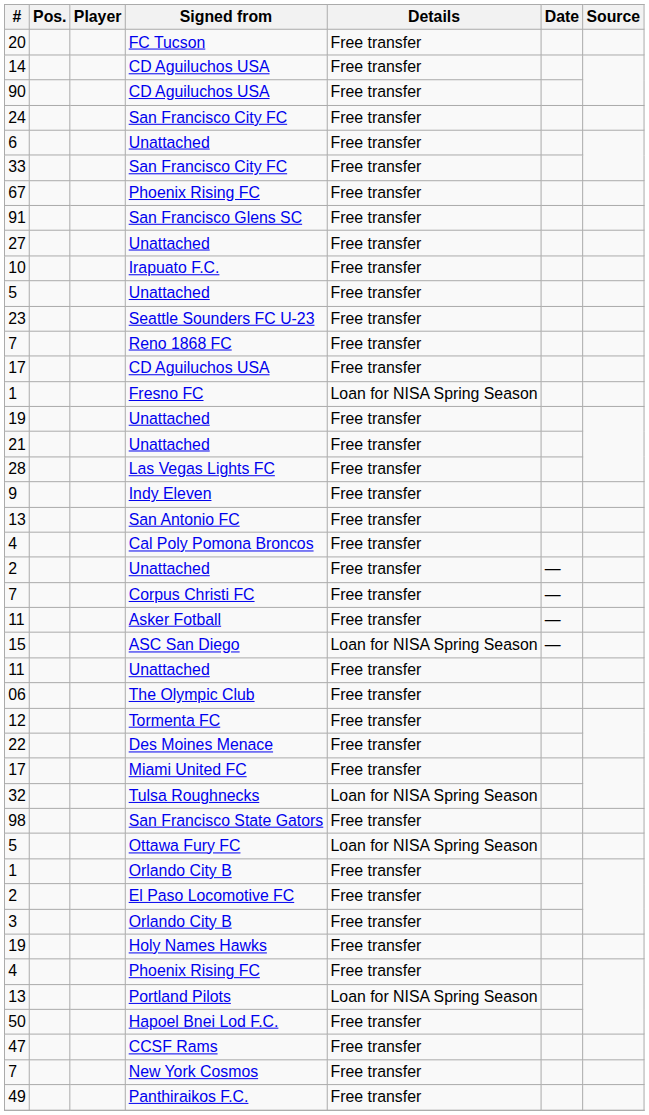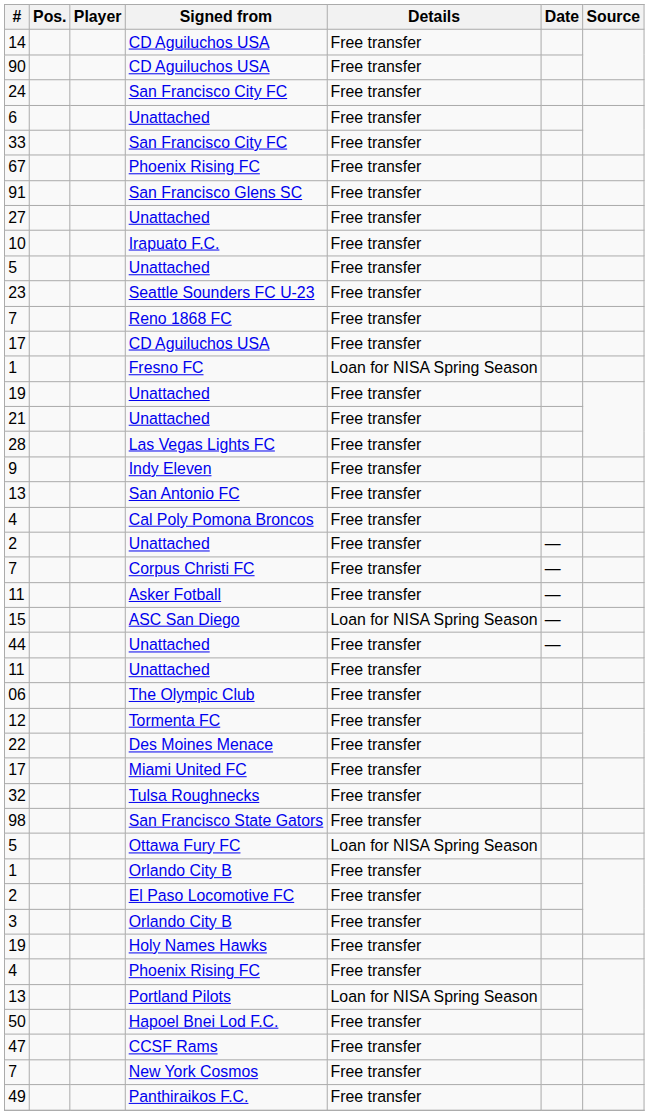- row: (17, 42)
+ row: (17, 645)
(434, 795) Loan for NISA Spring Season -> (376, 795) Free transfer
